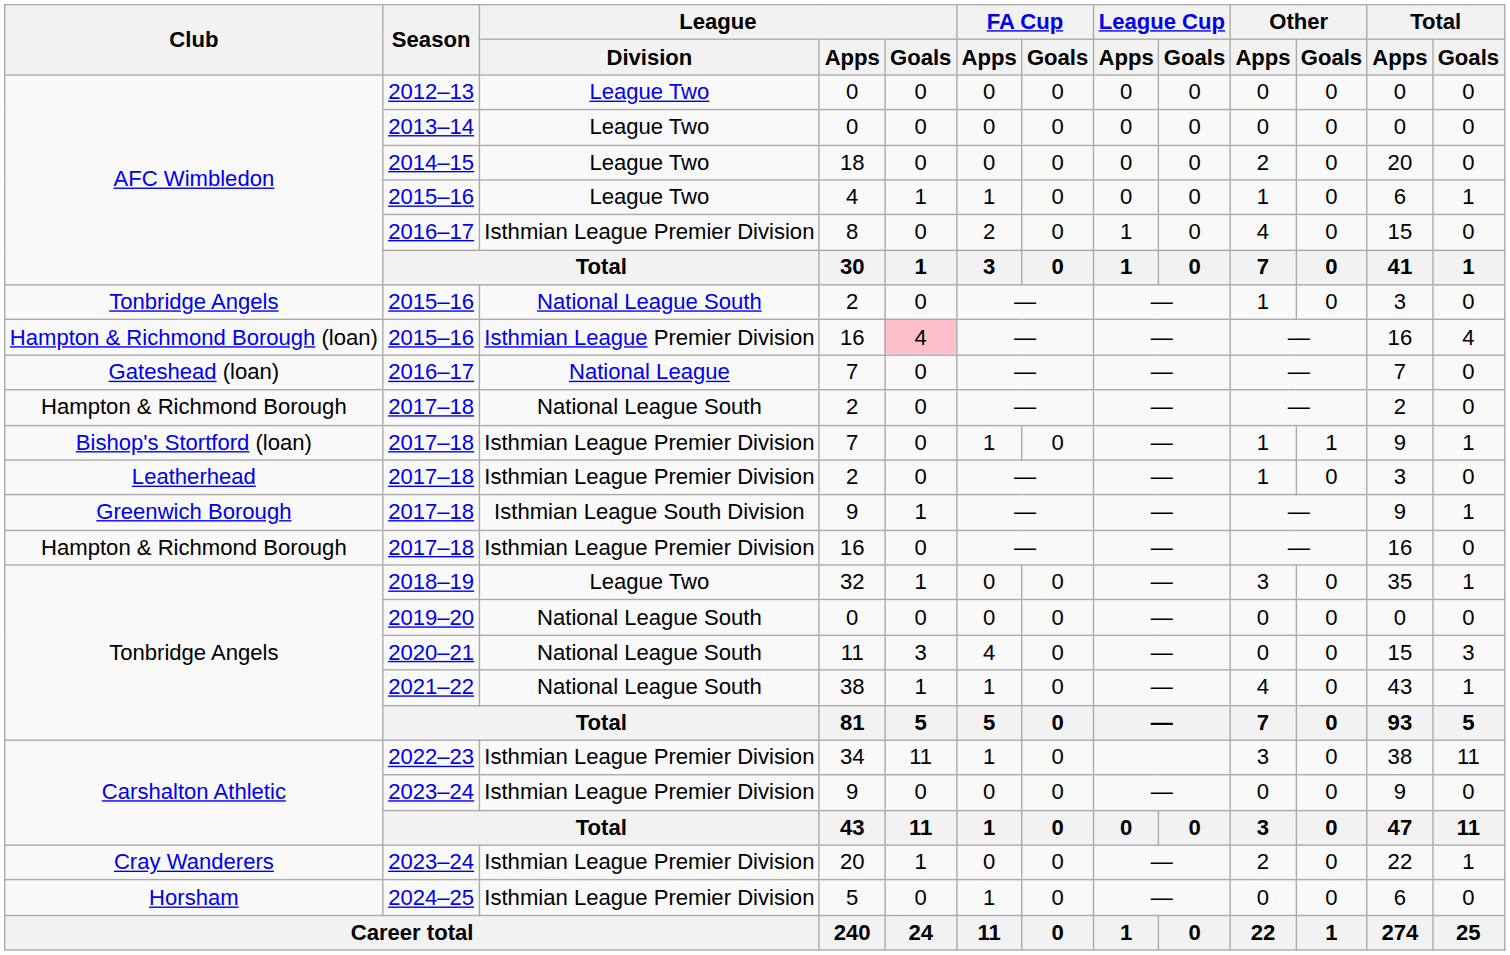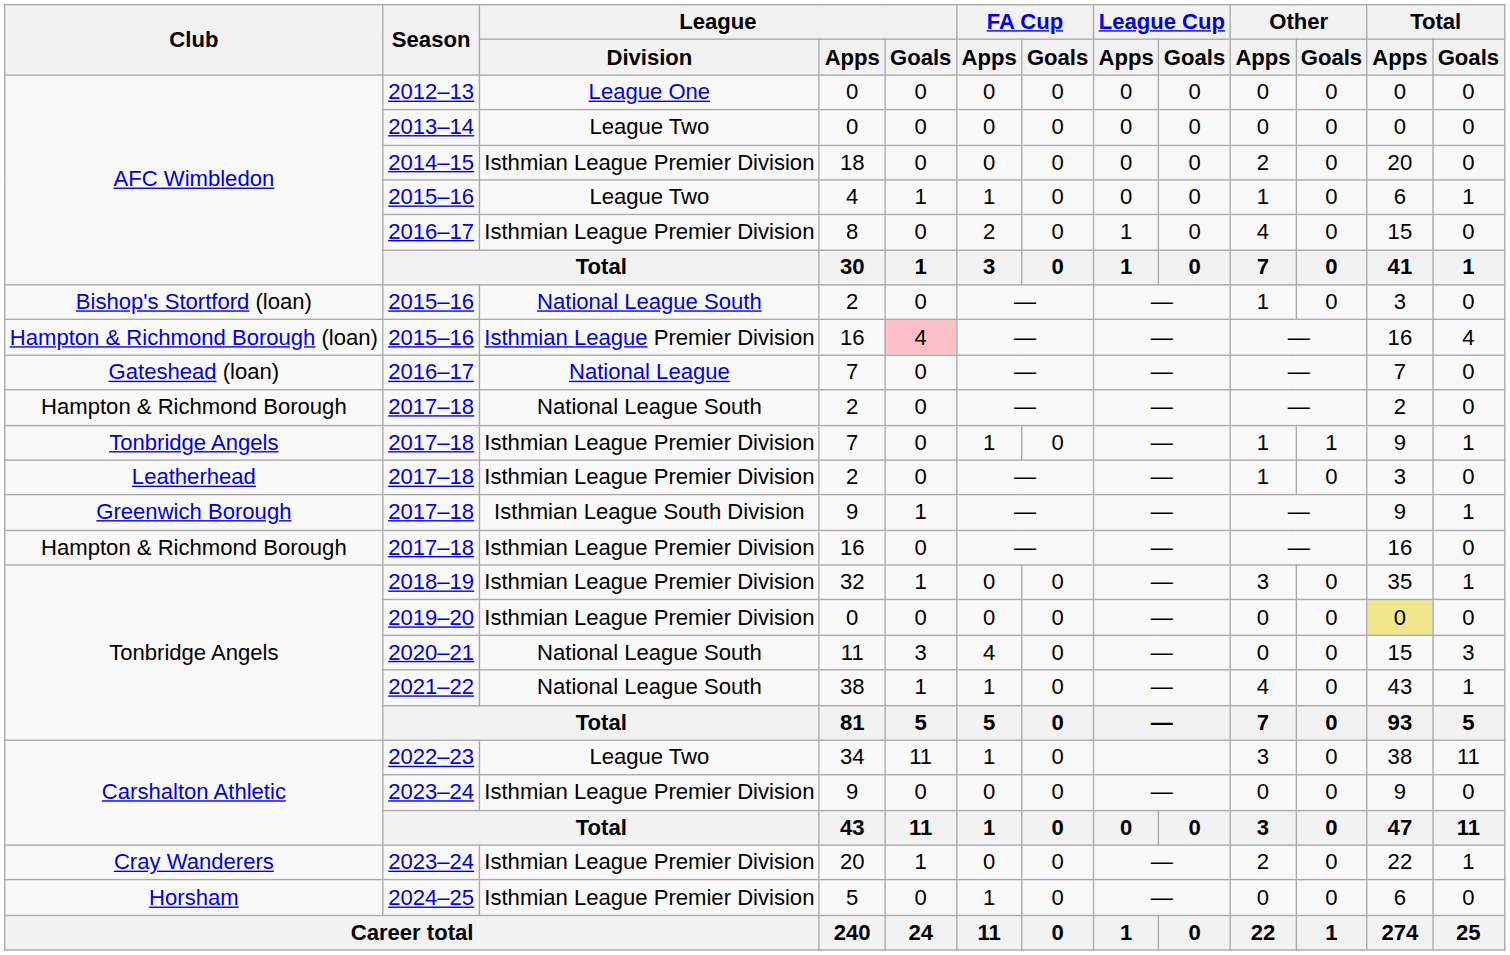(649, 92) League Two -> (649, 92) League One
(649, 162) League Two -> (649, 162) Isthmian League Premier Division
(194, 302) Tonbridge Angels -> (194, 302) Bishop's Stortford (loan)
(194, 442) Bishop's Stortford (loan) -> (194, 442) Tonbridge Angels
(649, 582) League Two -> (649, 582) Isthmian League Premier Division
(649, 617) National League South -> (649, 617) Isthmian League Premier Division
(1400, 617) no background -> (1400, 617) khaki background
(649, 757) Isthmian League Premier Division -> (649, 757) League Two
